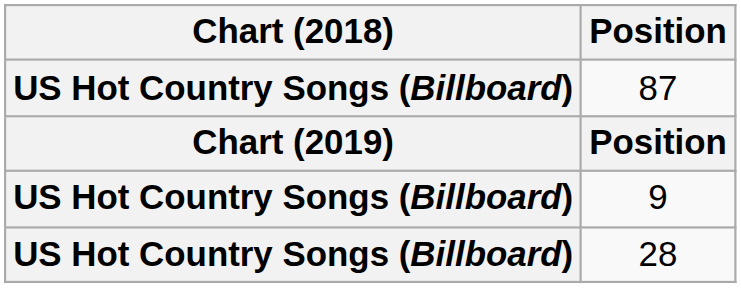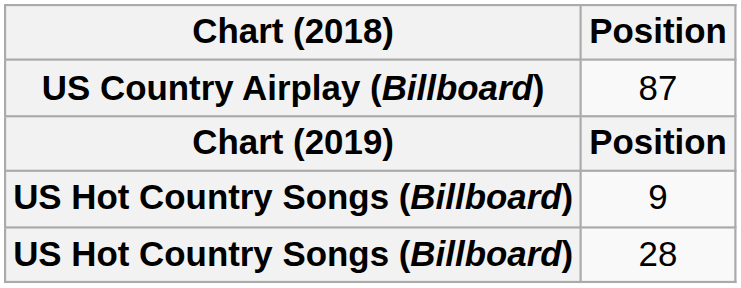(293, 87) US Hot Country Songs (Billboard) -> (293, 87) US Country Airplay (Billboard)
